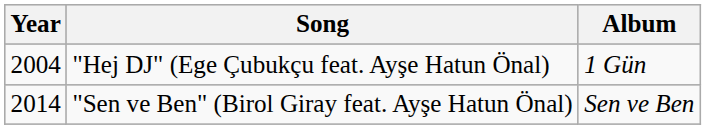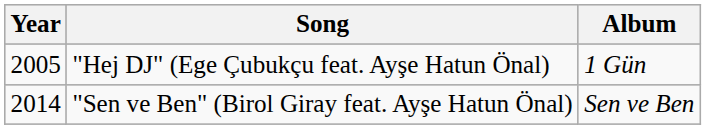(36, 64) 2004 -> (36, 64) 2005
